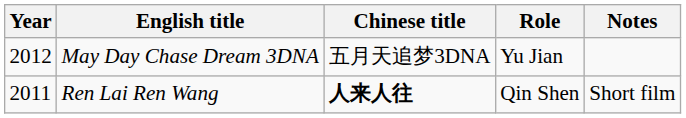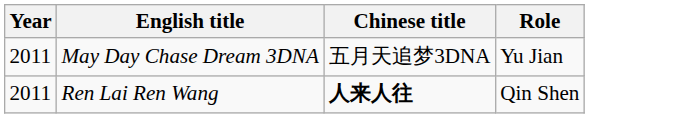- column: (632, 21)
(31, 56) 2012 -> (30, 56) 2011
